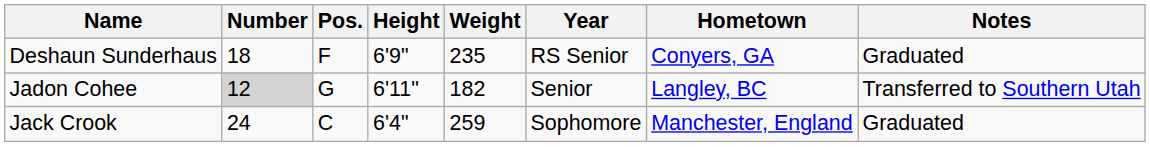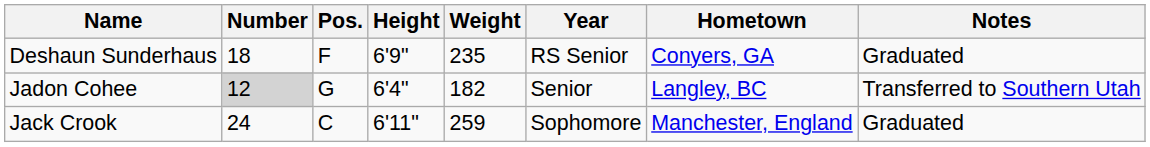(396, 89) 6'11" -> (391, 89) 6'4"
(391, 123) 6'4" -> (396, 123) 6'11"
